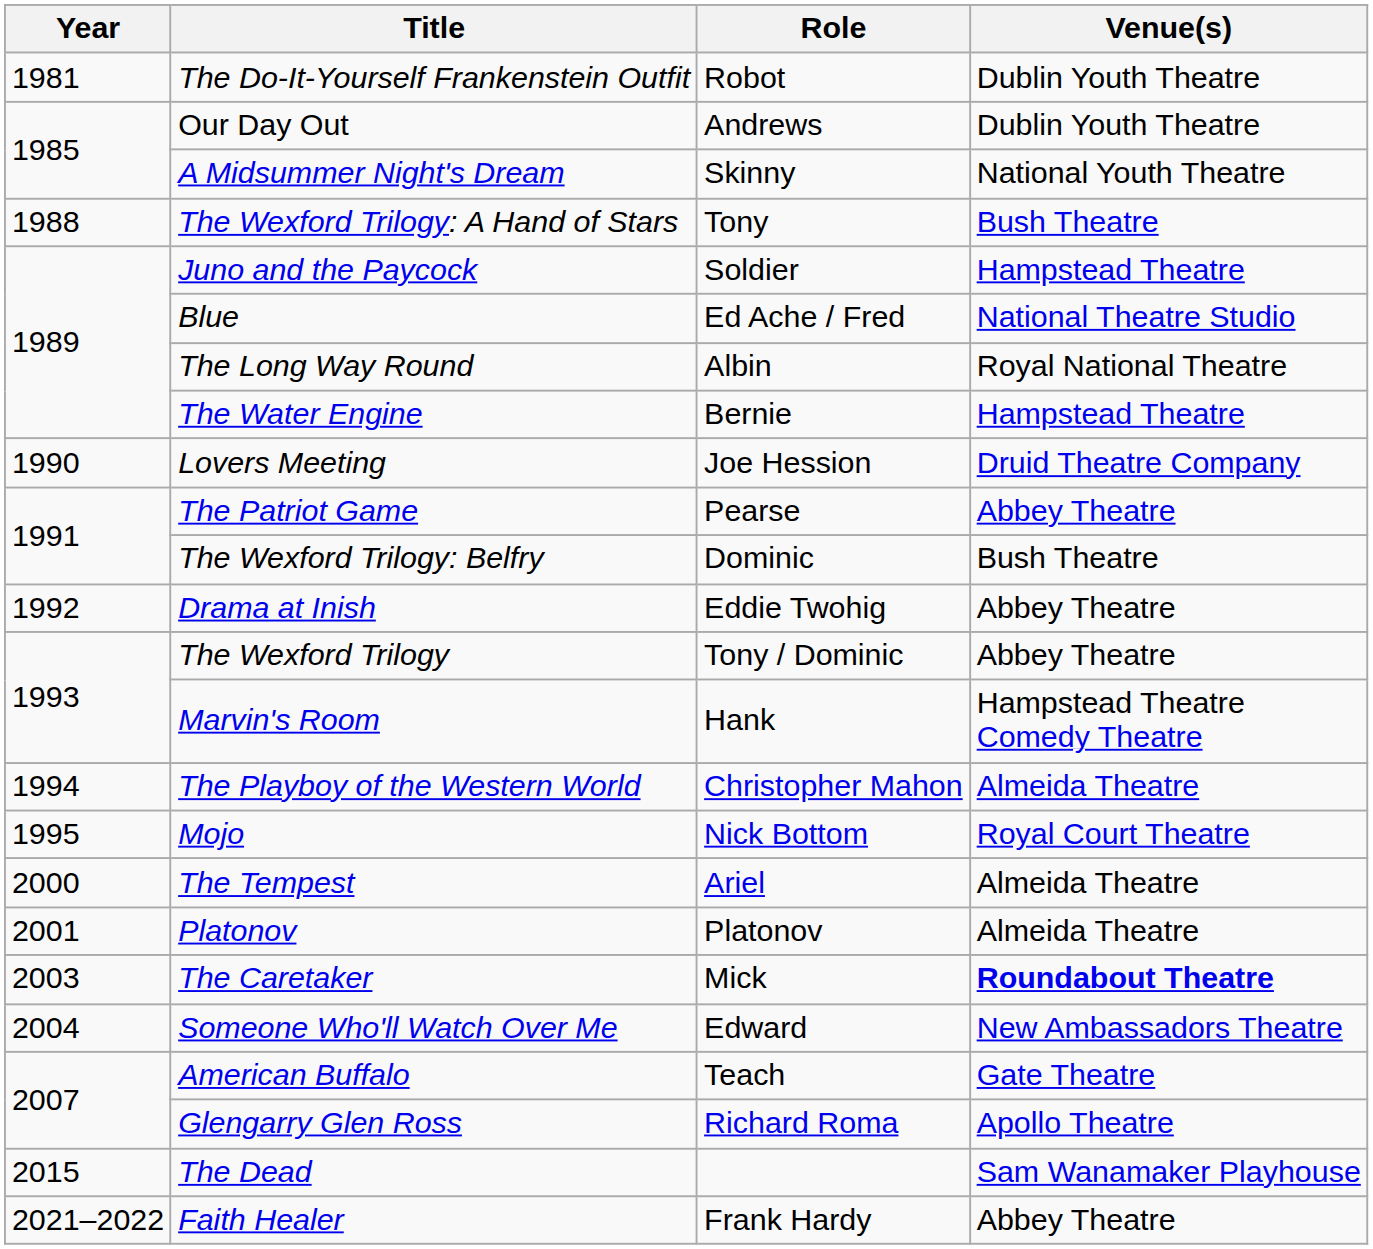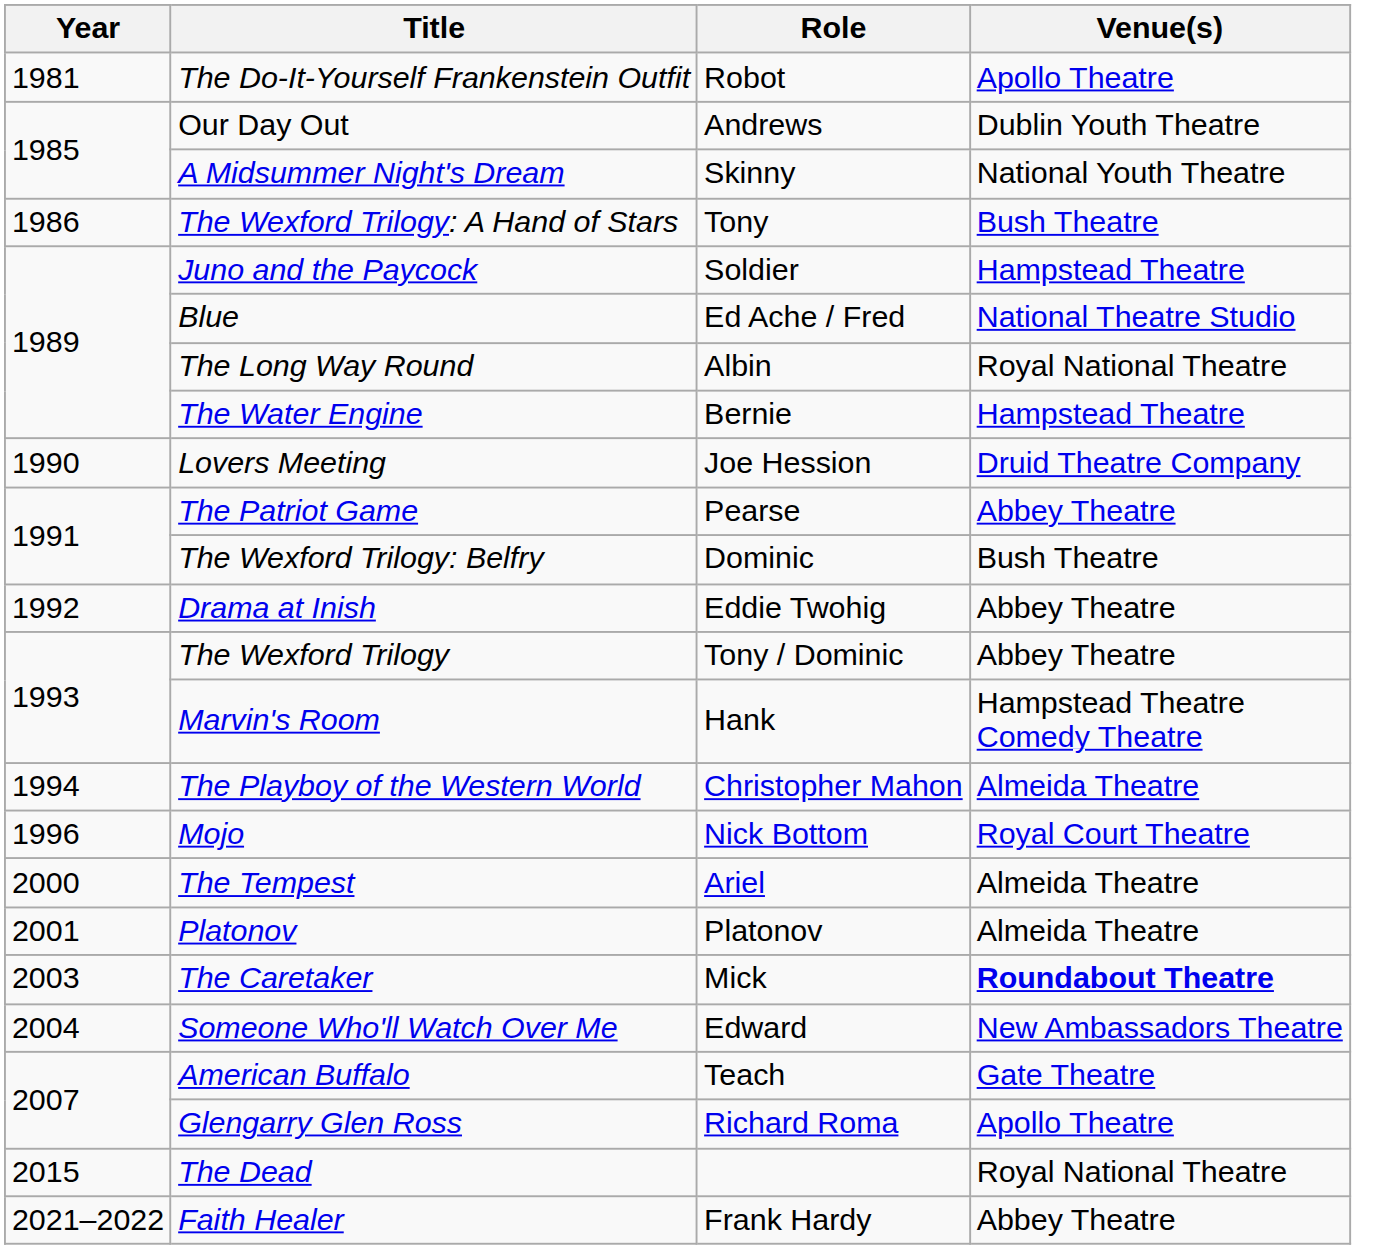(1118, 76) Dublin Youth Theatre -> (1075, 76) Apollo Theatre
(46, 221) 1988 -> (46, 221) 1986
(46, 834) 1995 -> (46, 834) 1996
(1169, 1171) Sam Wanamaker Playhouse -> (1132, 1171) Royal National Theatre
